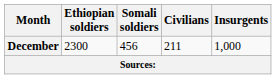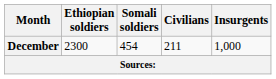(129, 45) 456 -> (129, 45) 454
